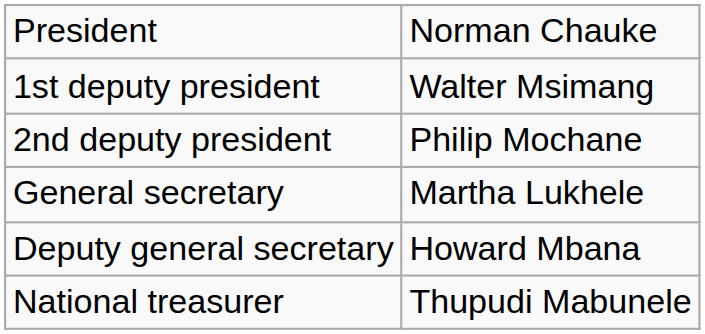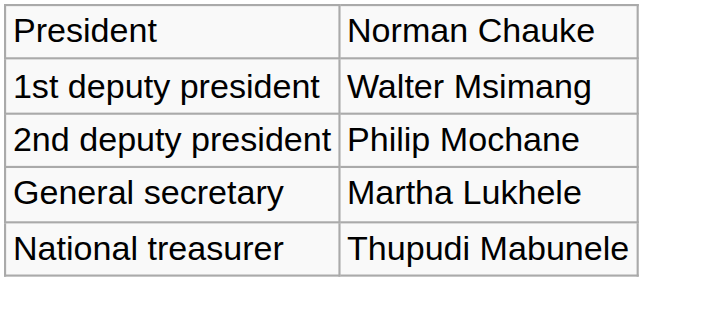- row: (203, 247)
